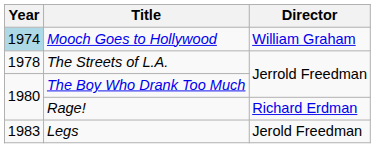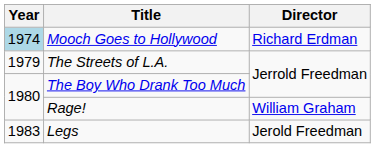(304, 39) William Graham -> (305, 39) Richard Erdman
(24, 62) 1978 -> (24, 62) 1979
(305, 108) Richard Erdman -> (304, 108) William Graham
